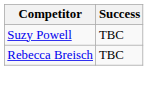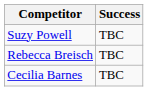+ row: (45, 75)
